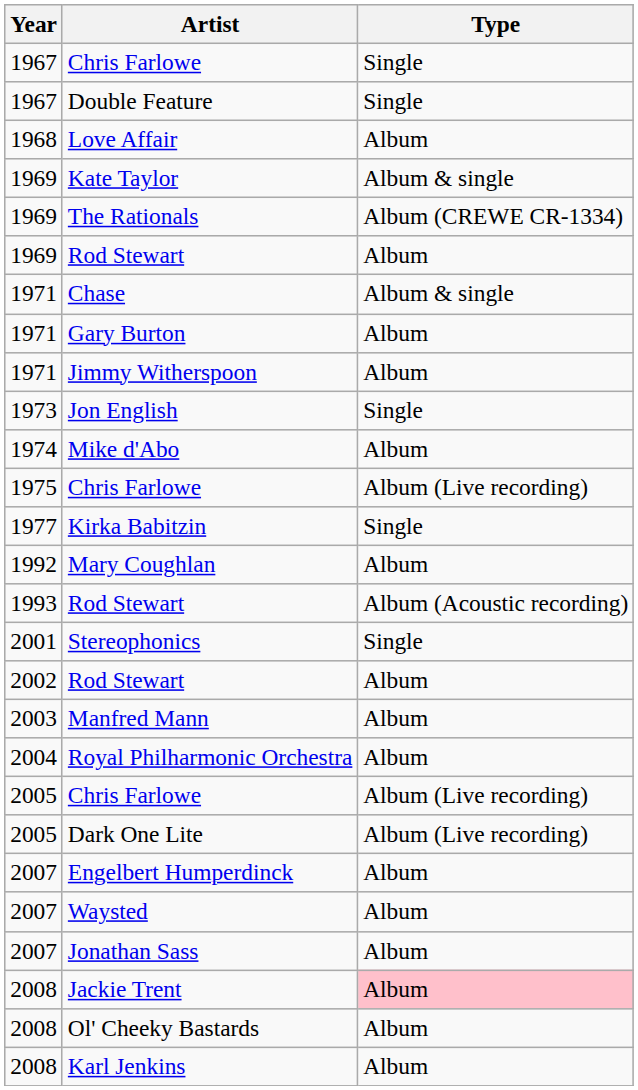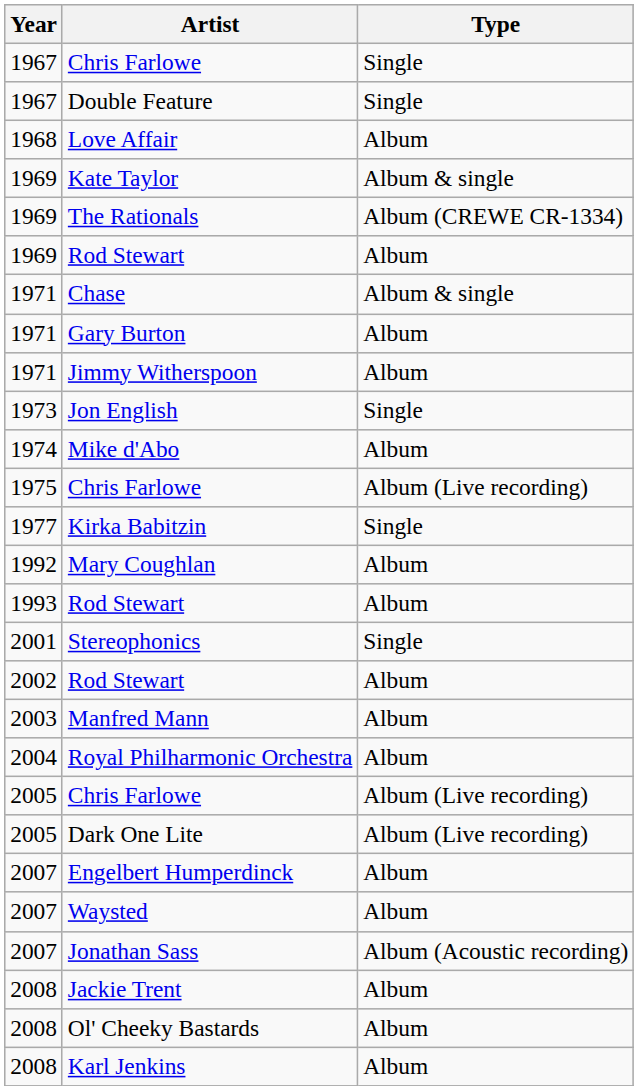(496, 602) Album (Acoustic recording) -> (396, 602) Album
(396, 950) Album -> (496, 950) Album (Acoustic recording)
(396, 988) pink background -> (396, 988) no background
